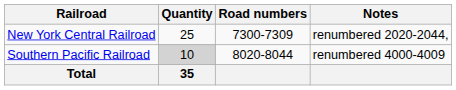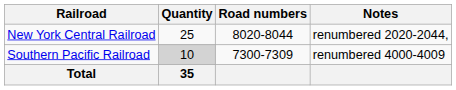(263, 34) 7300-7309 -> (263, 34) 8020-8044
(263, 54) 8020-8044 -> (263, 54) 7300-7309
